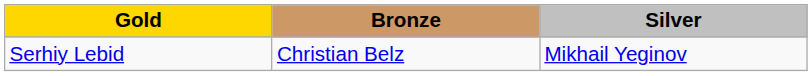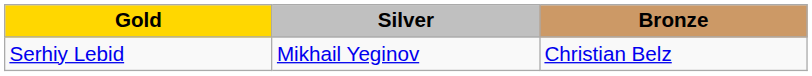columns swapped: (673, 20) <-> (406, 20)
